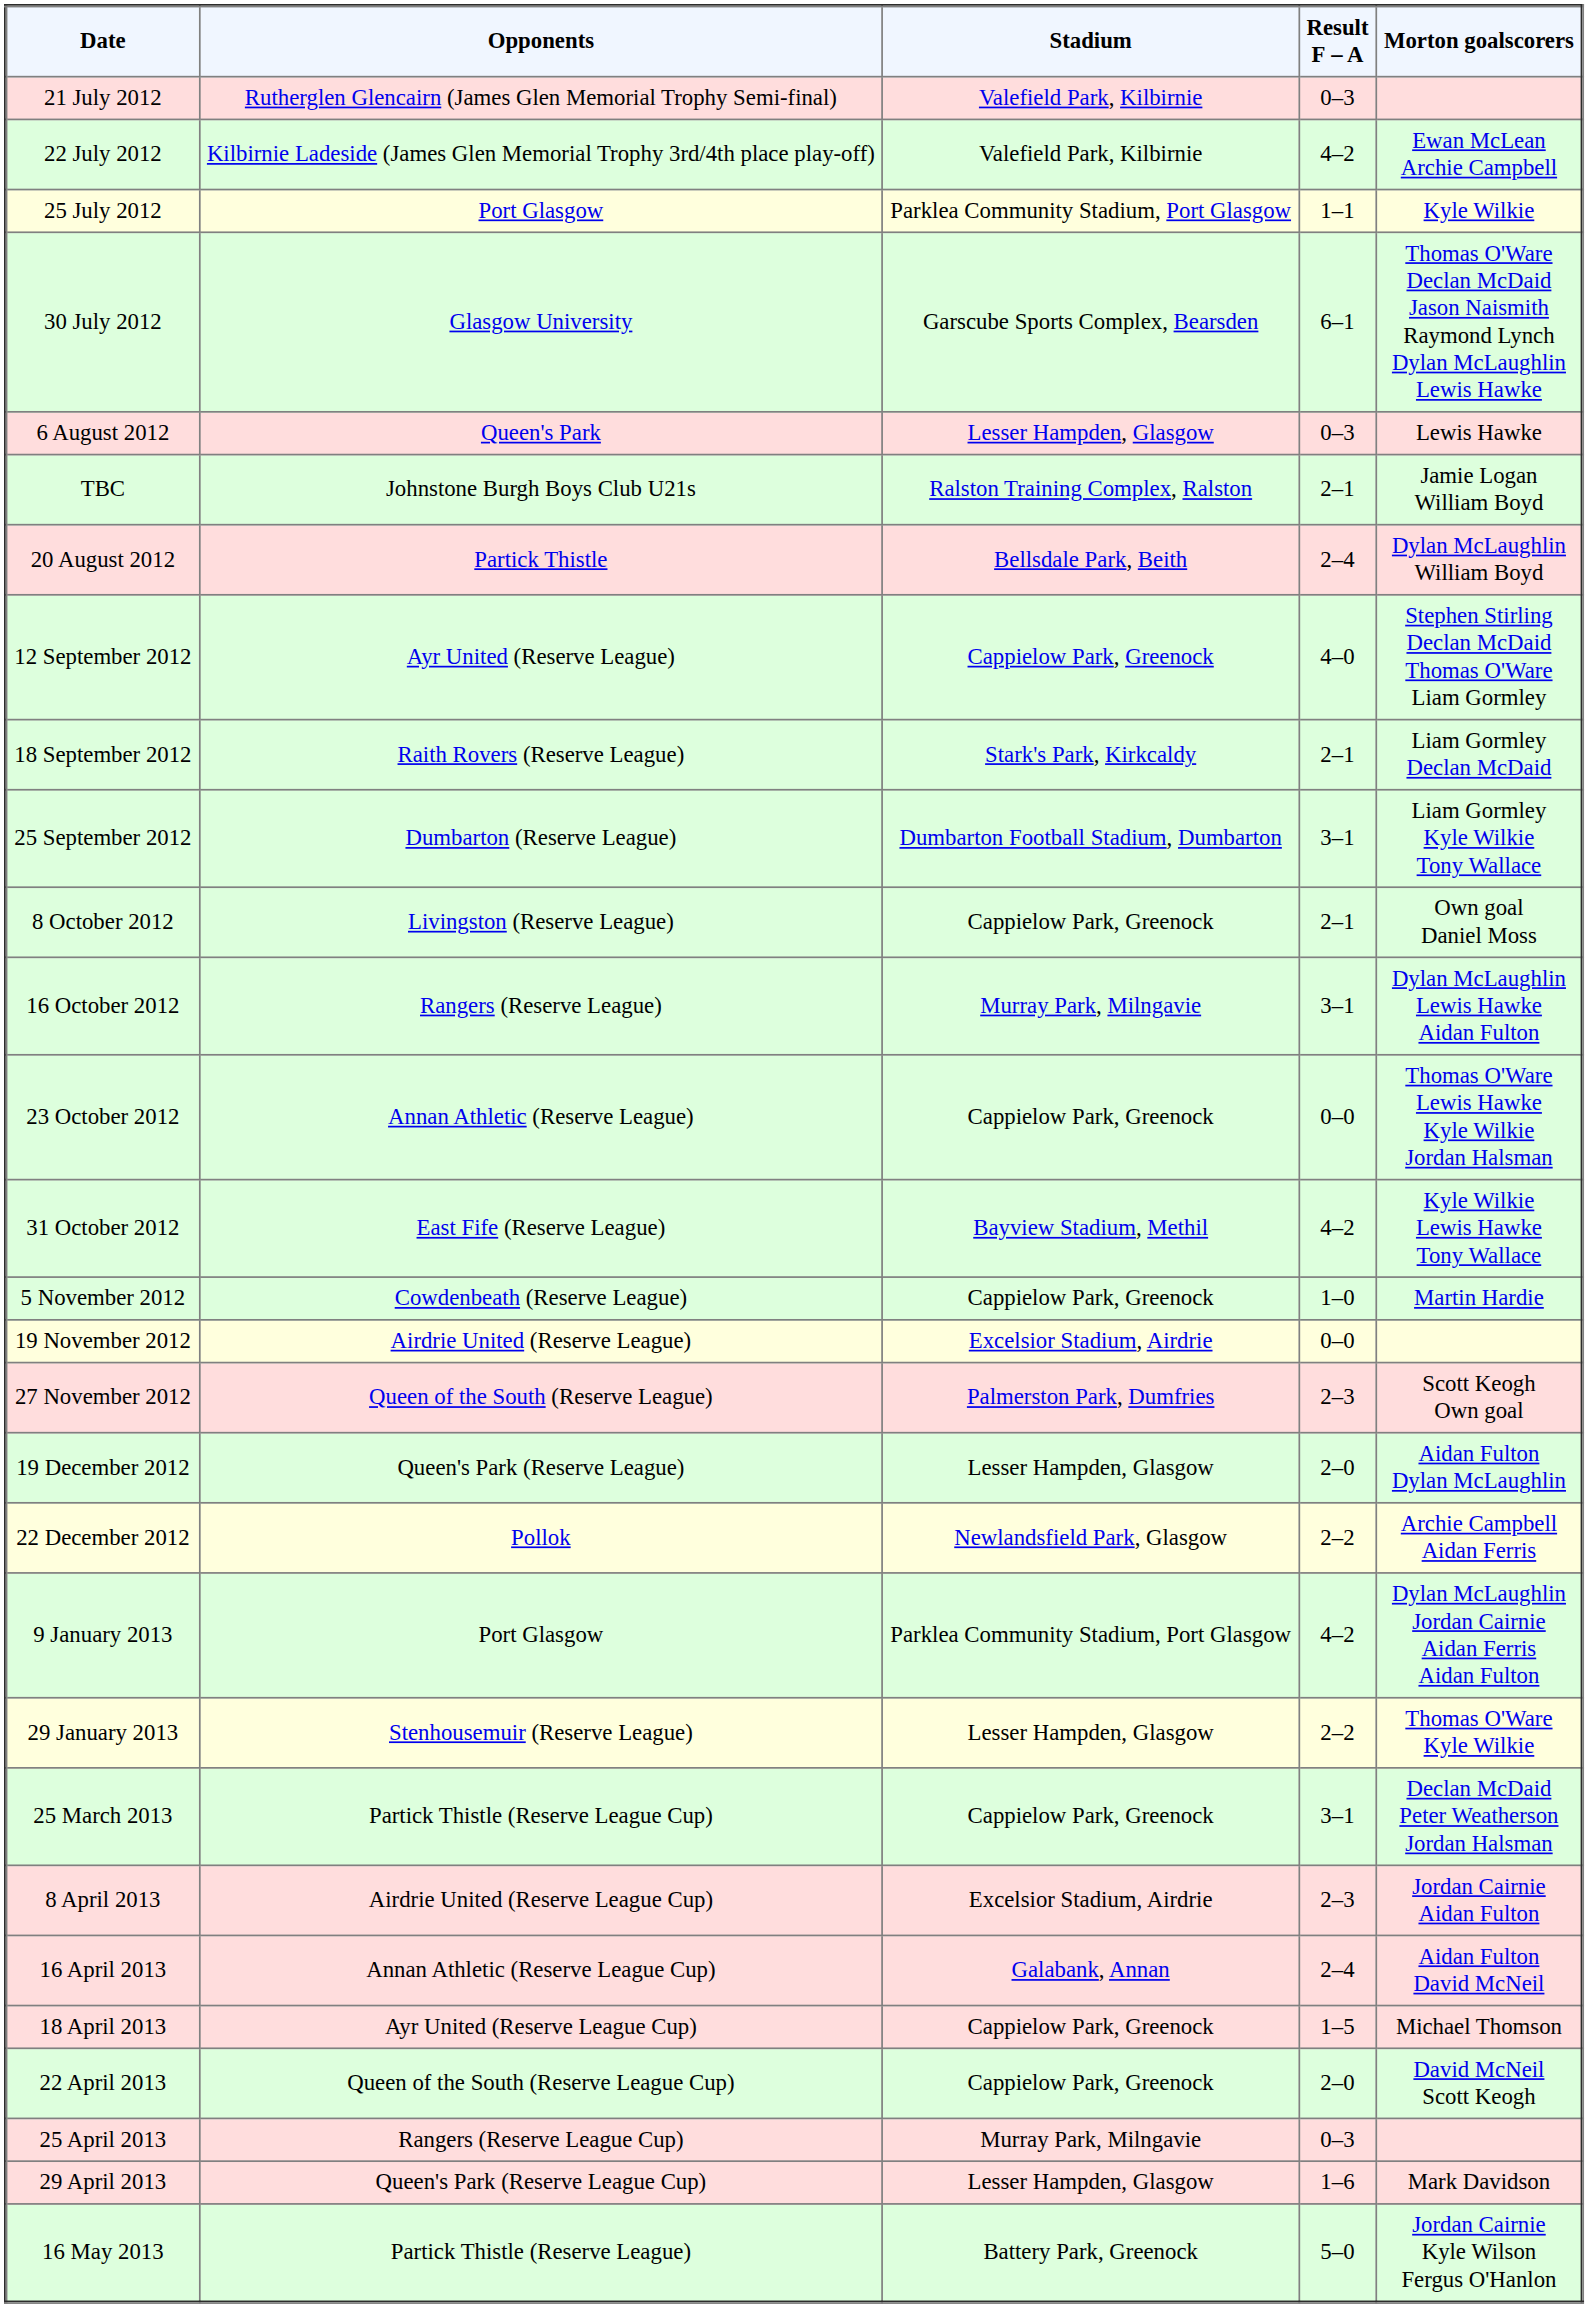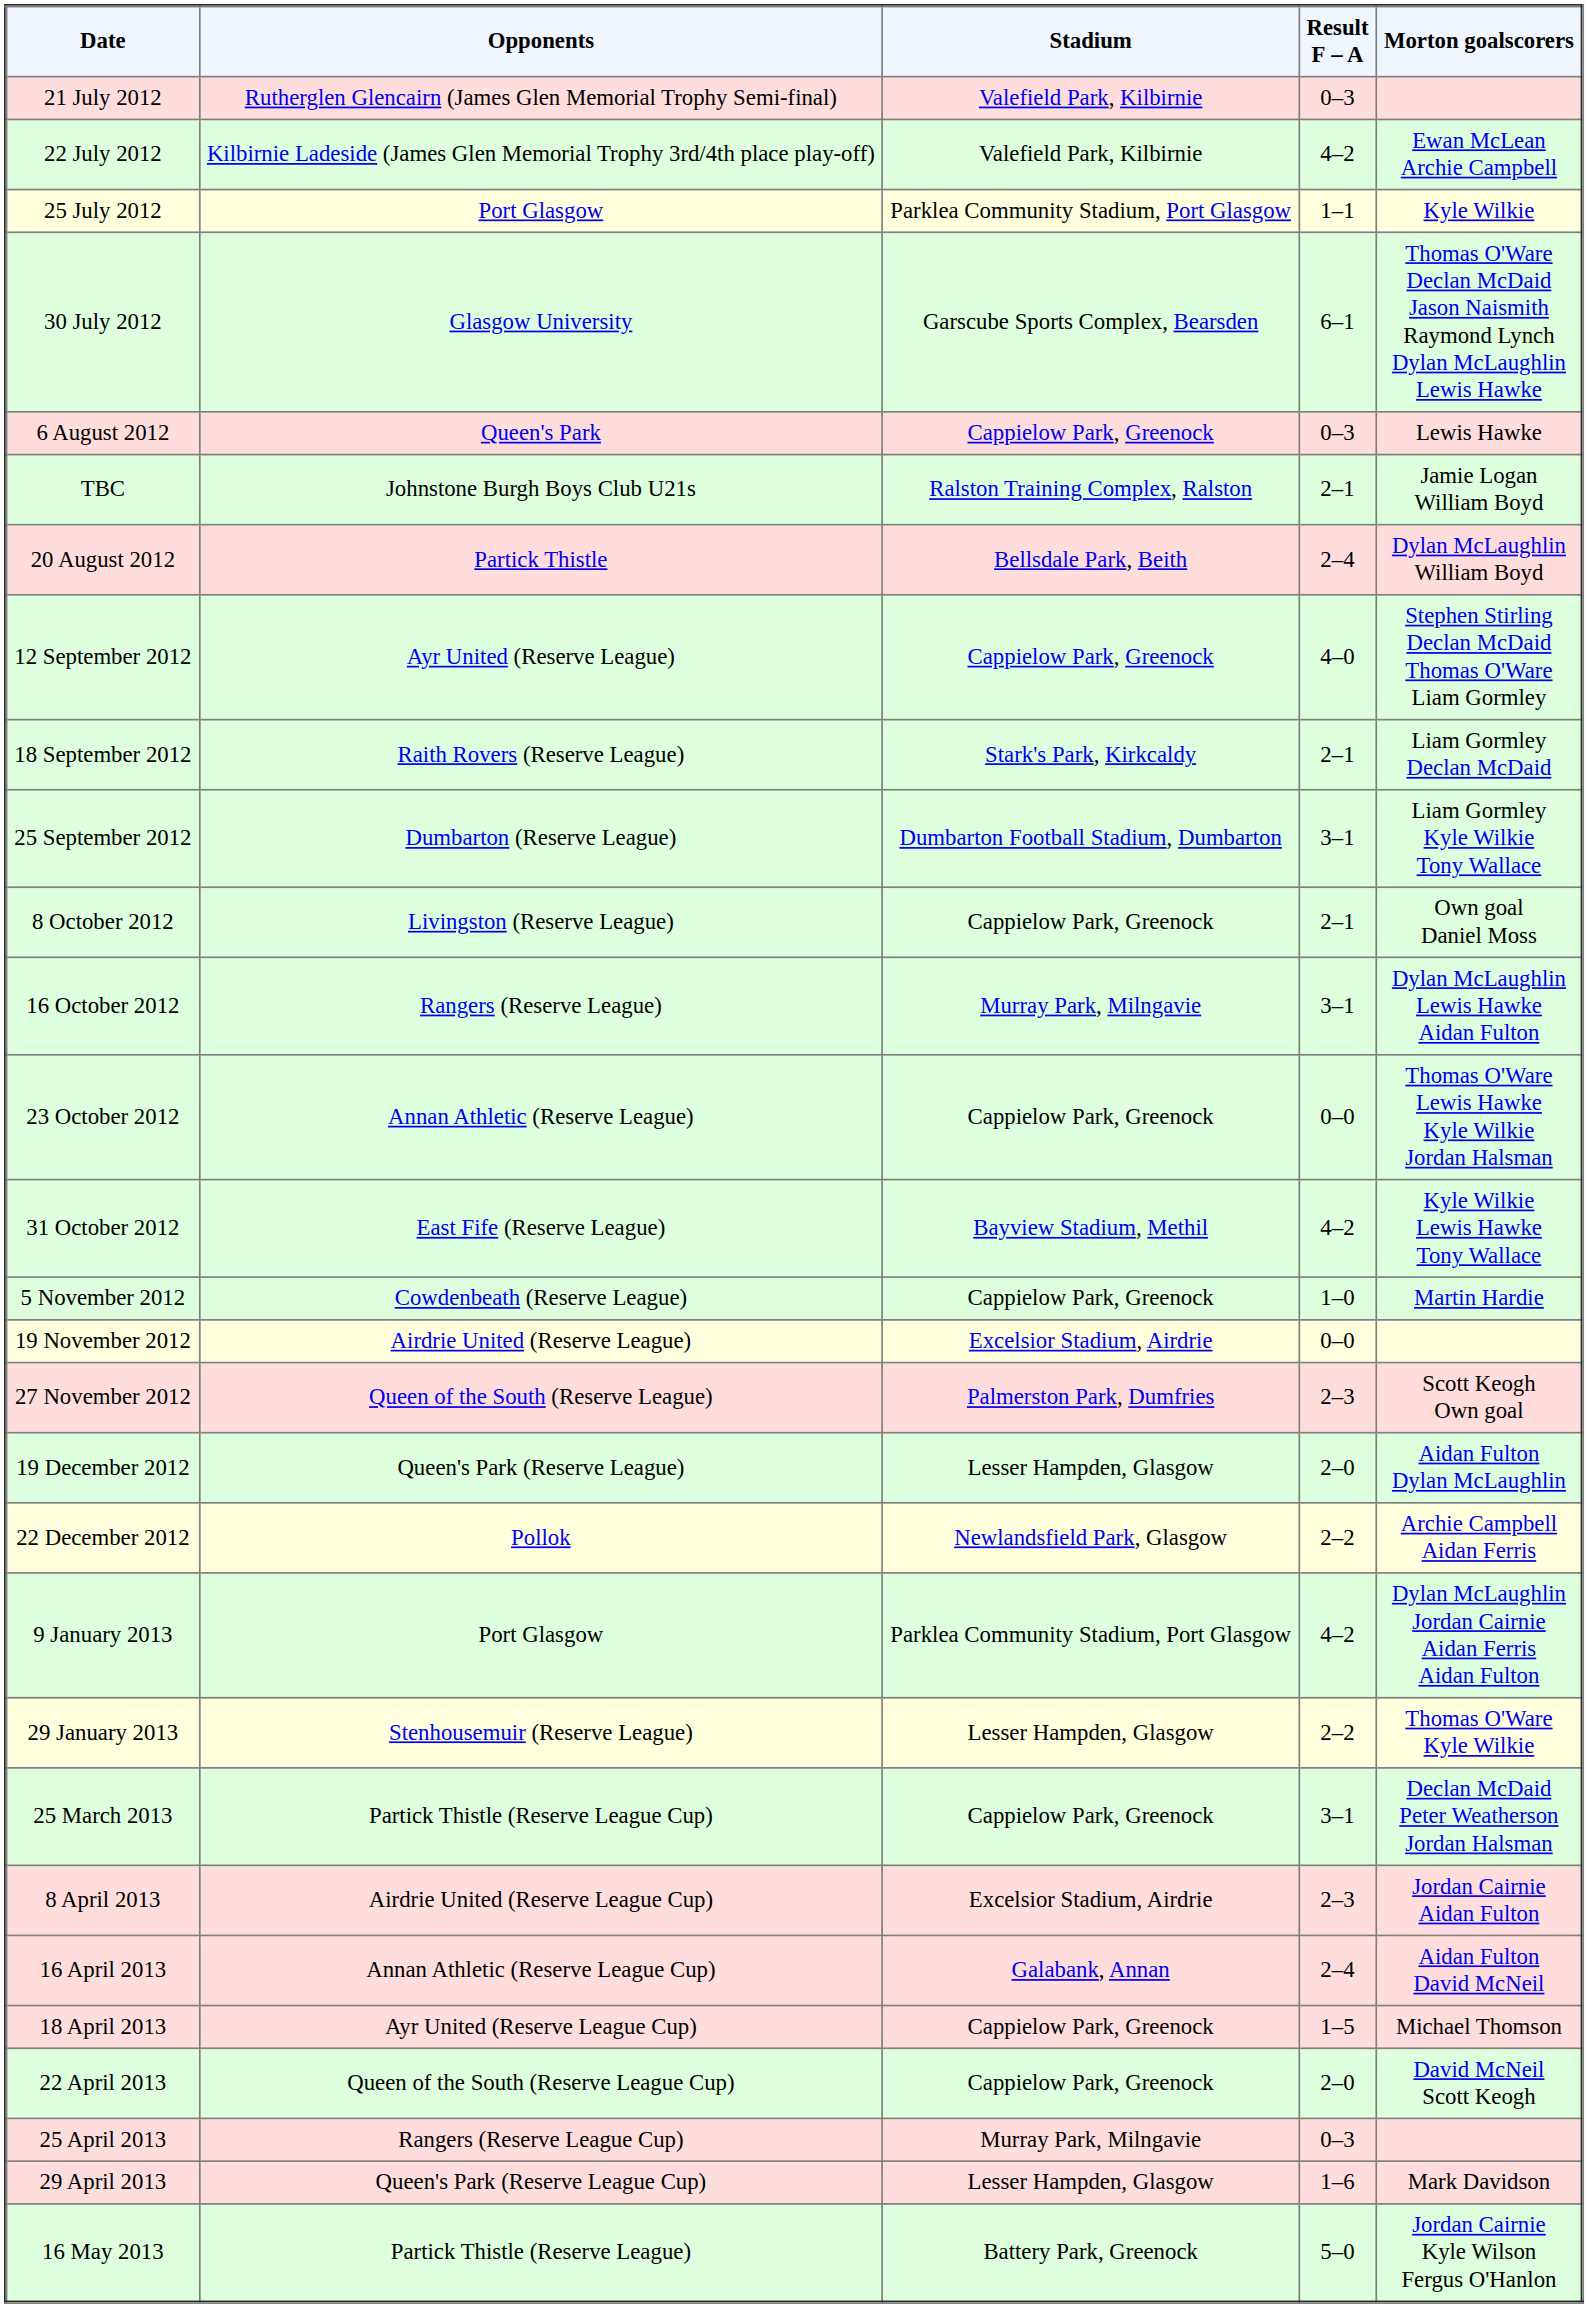(1091, 432) Lesser Hampden, Glasgow -> (1091, 432) Cappielow Park, Greenock
